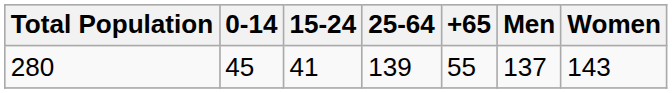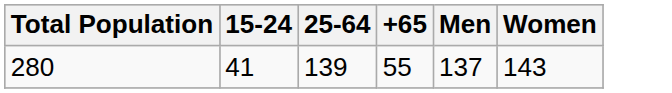- column: (251, 25)
